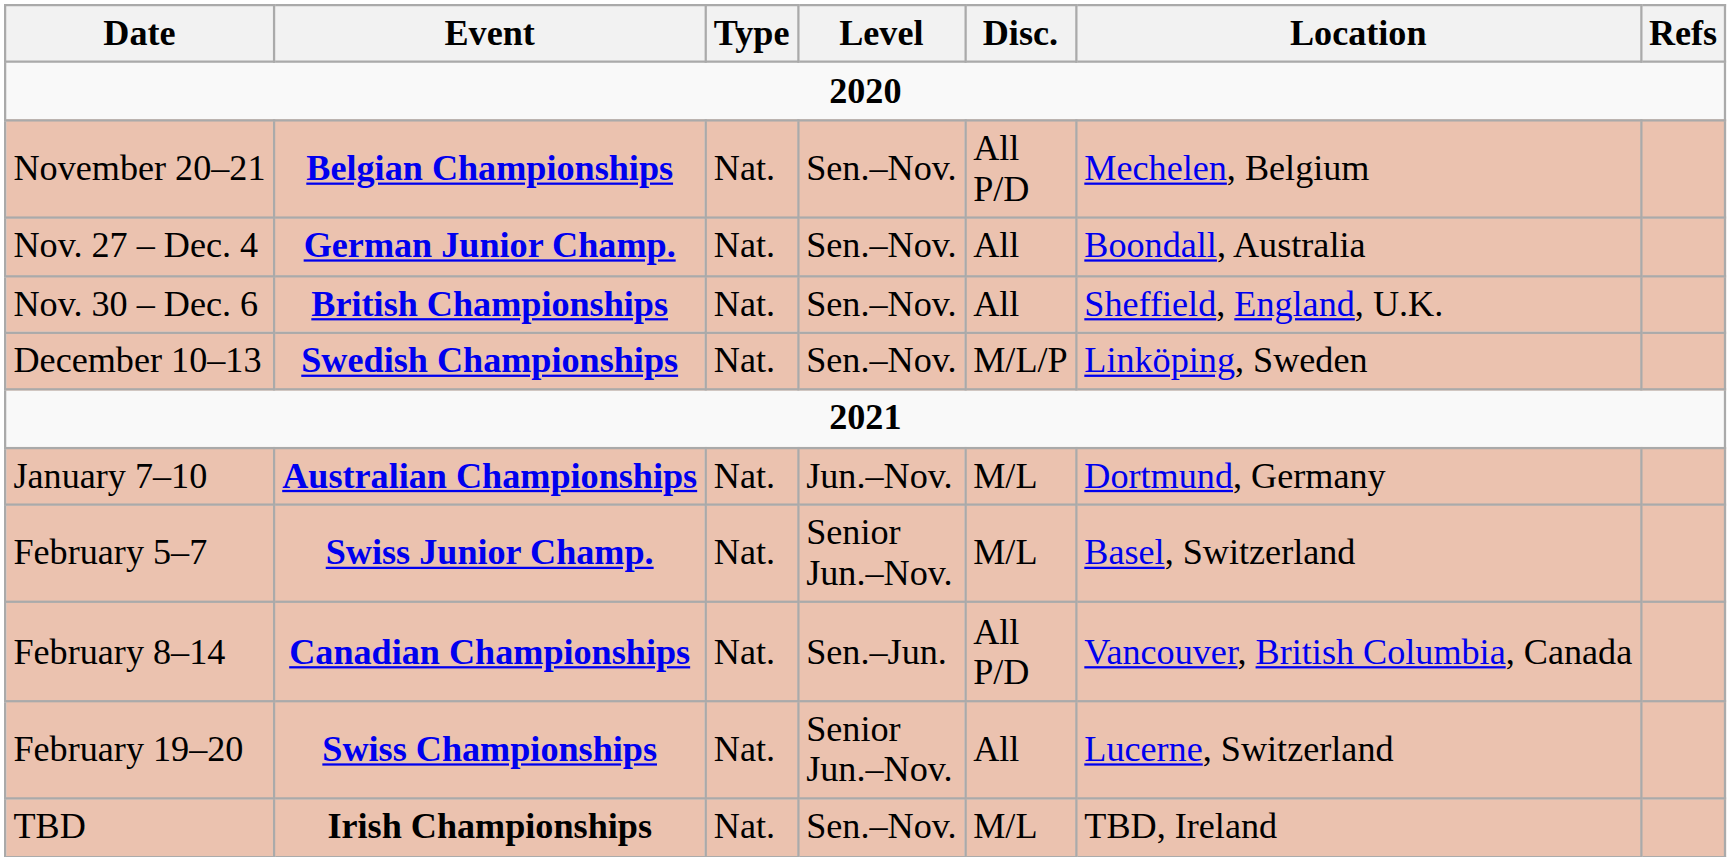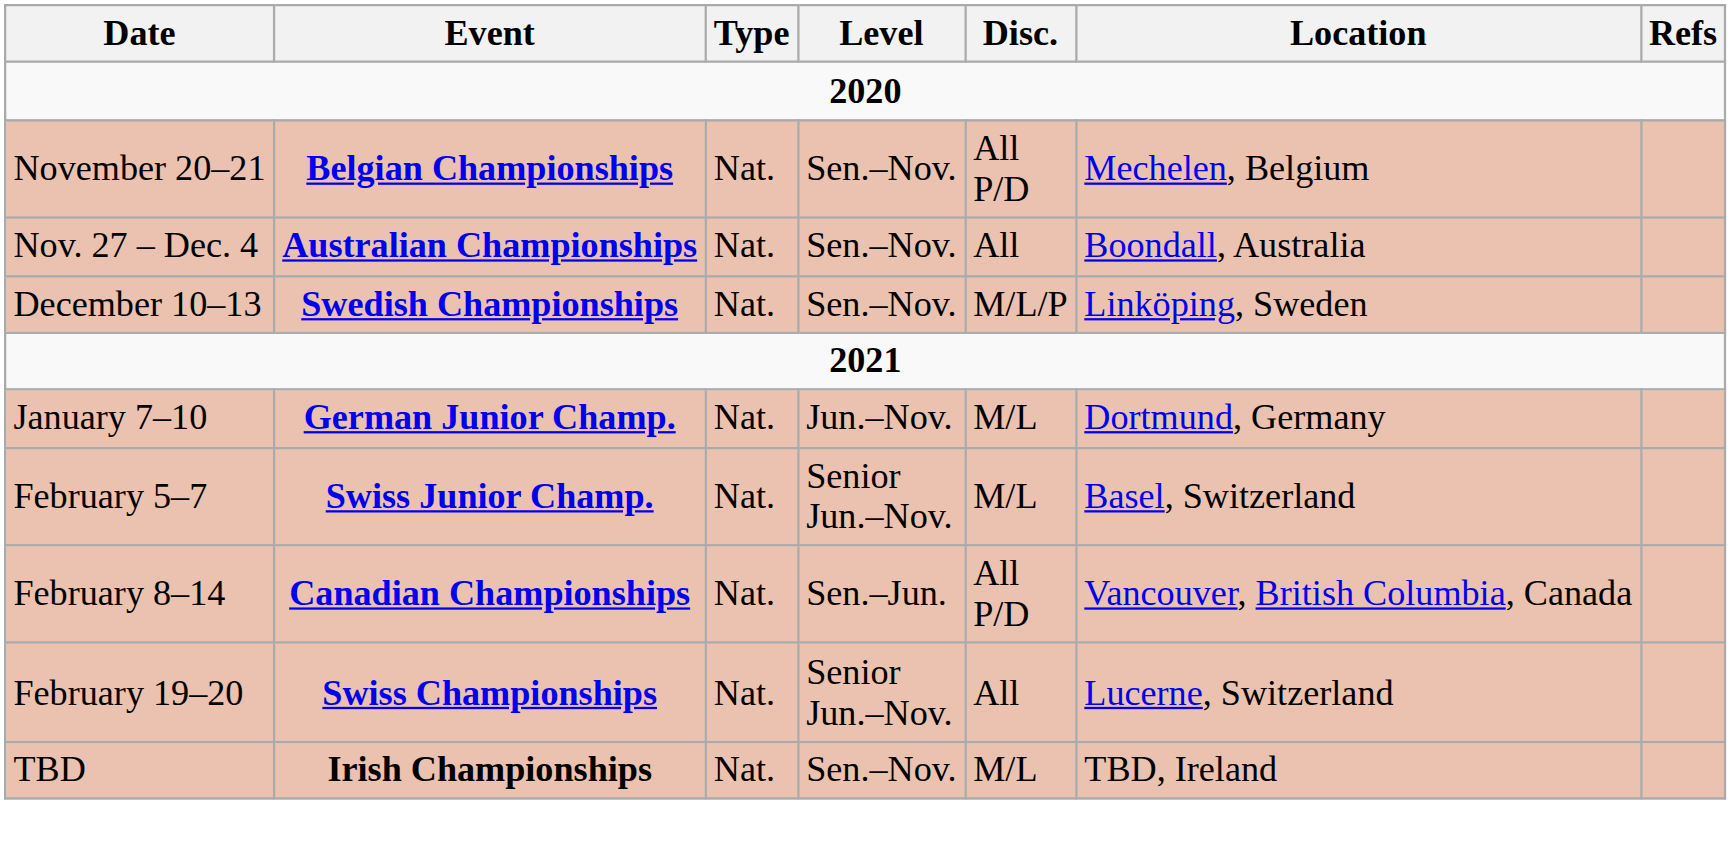(490, 245) German Junior Champ. -> (490, 245) Australian Championships
- row: (136, 303)
(490, 475) Australian Championships -> (490, 417) German Junior Champ.
